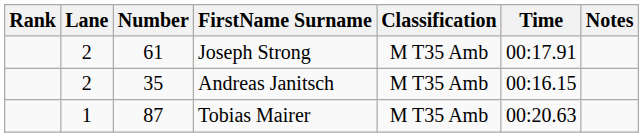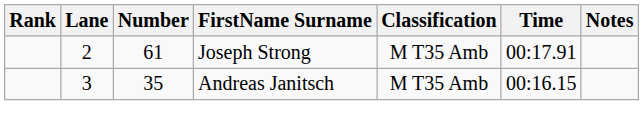(87, 83) 2 -> (87, 83) 3
- row: (254, 115)
